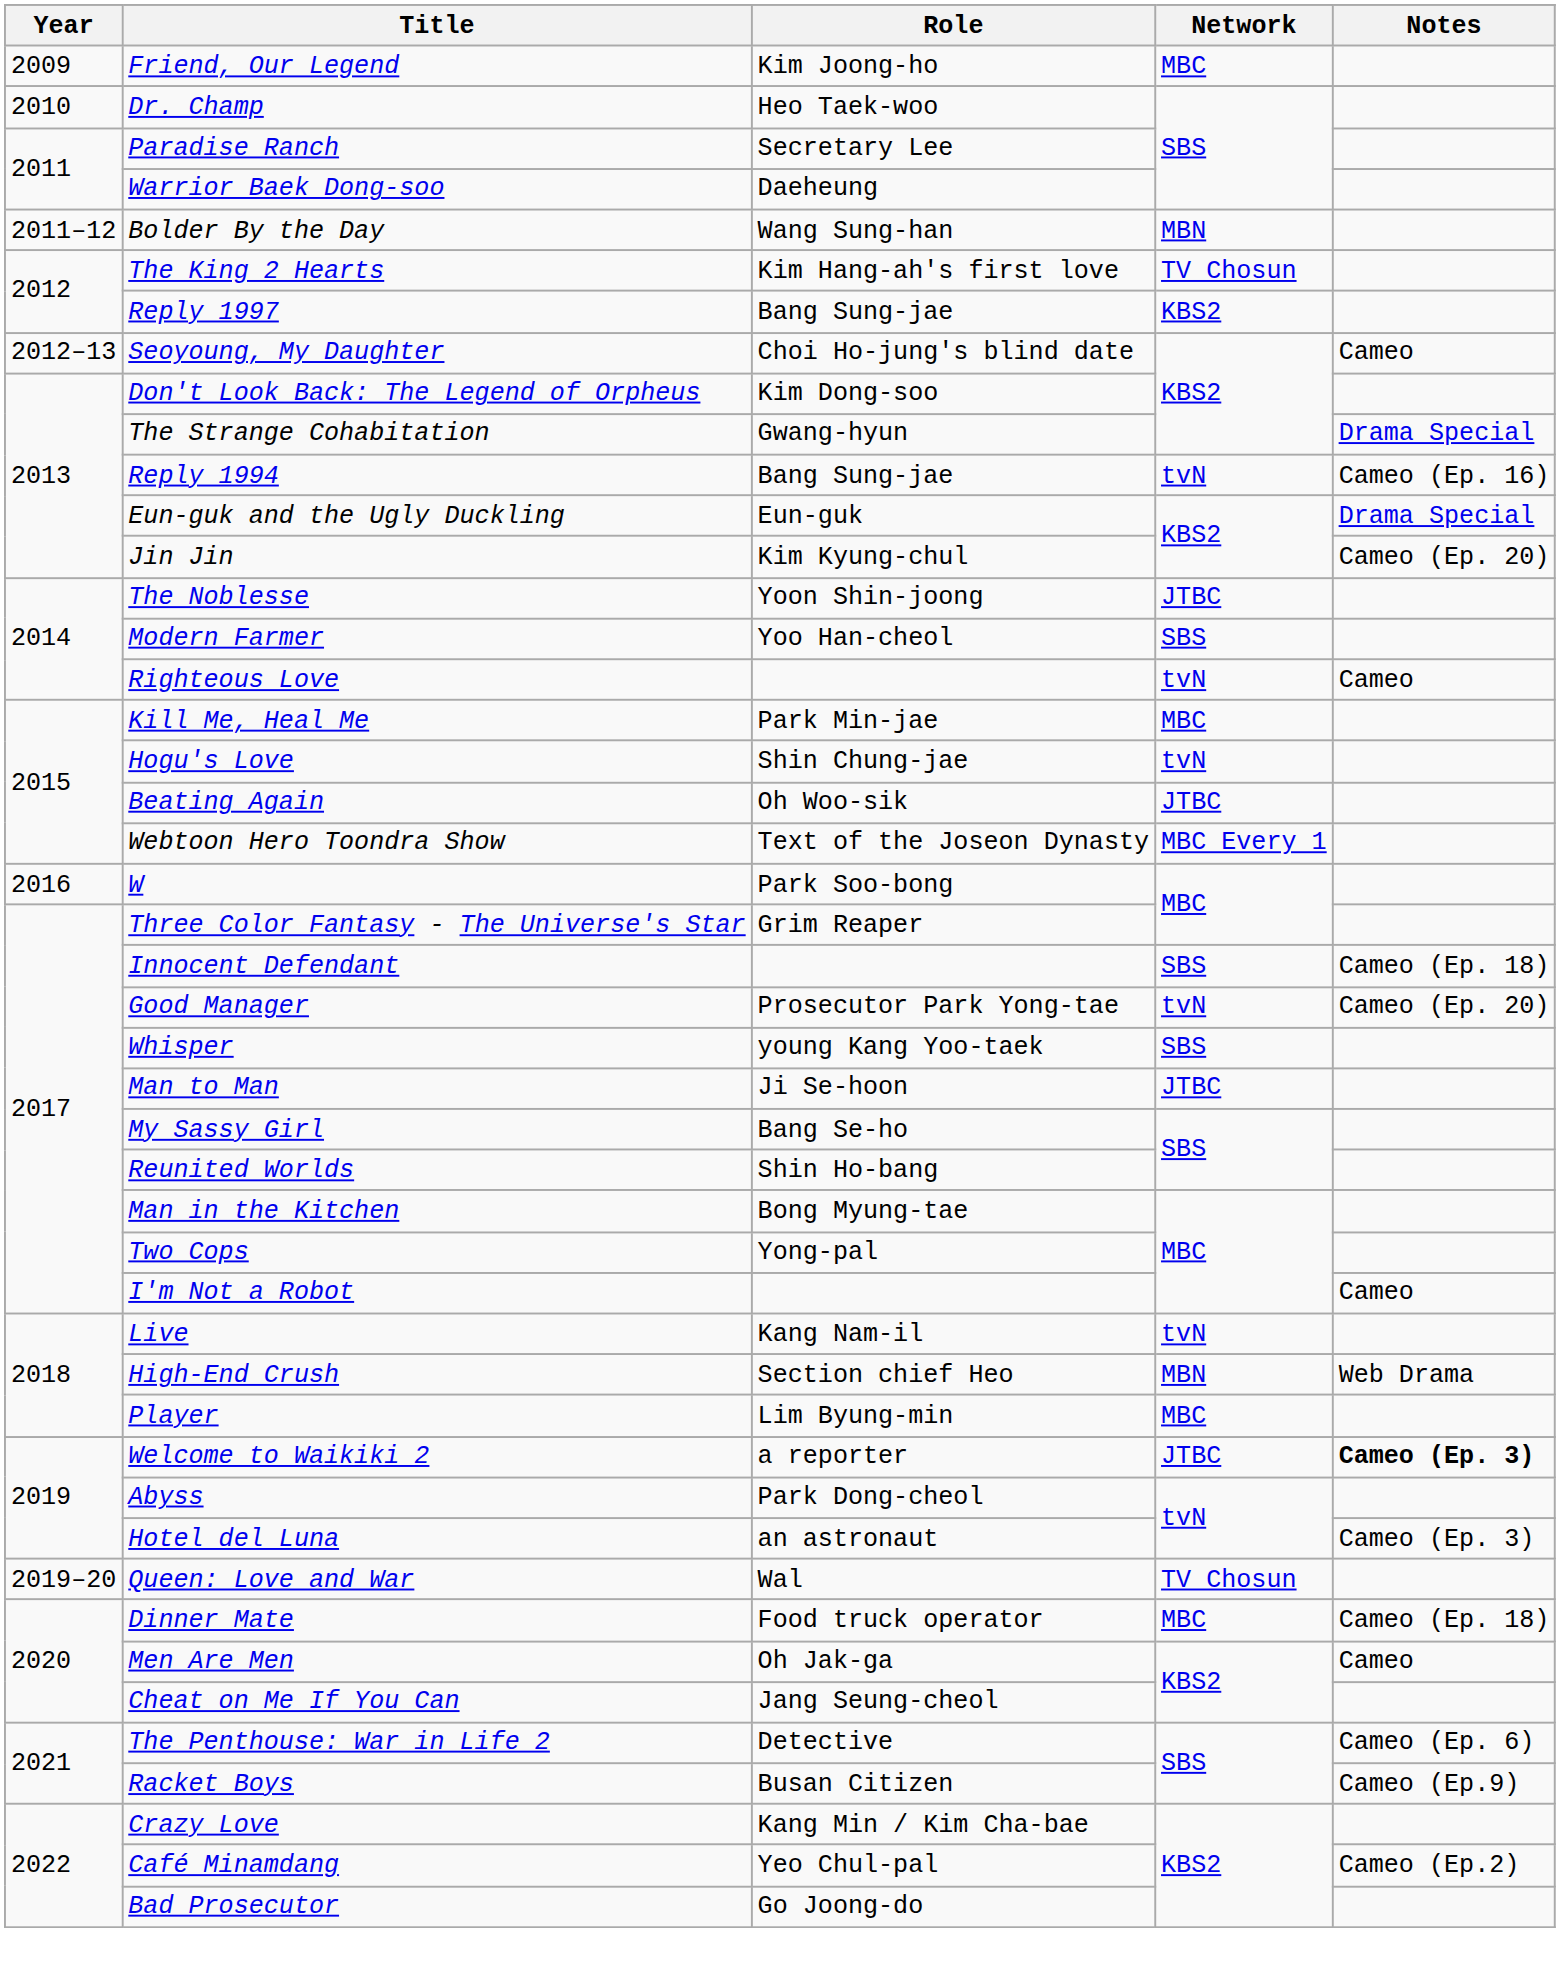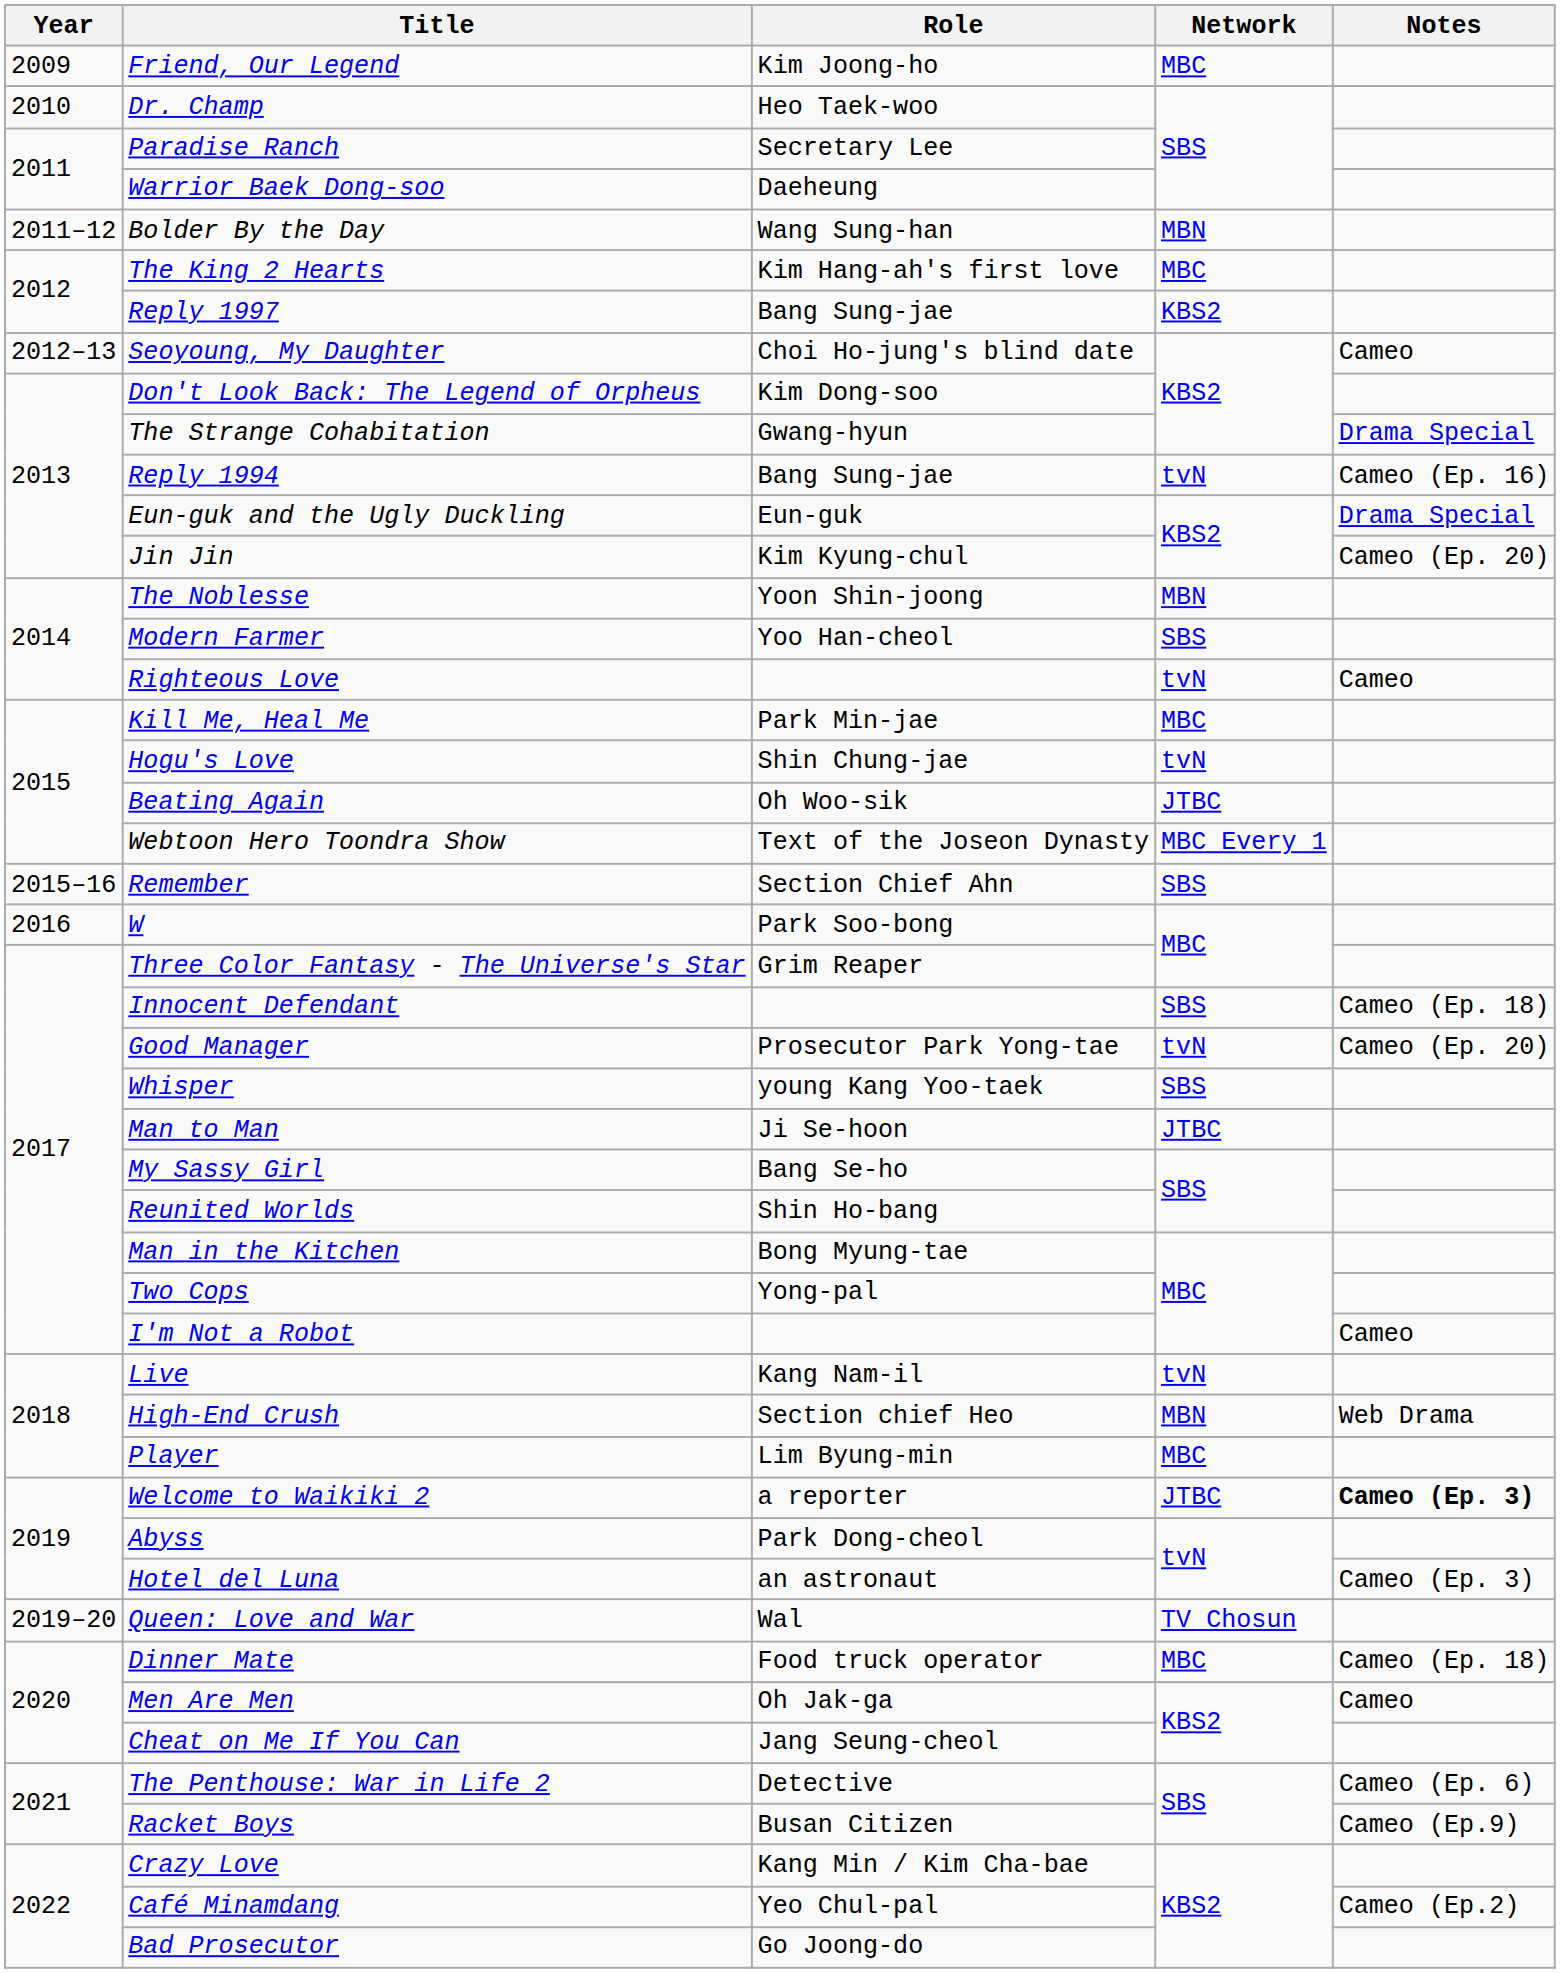(1229, 271) TV Chosun -> (1184, 271) MBC
(1191, 598) JTBC -> (1184, 598) MBN
+ row: (189, 884)
